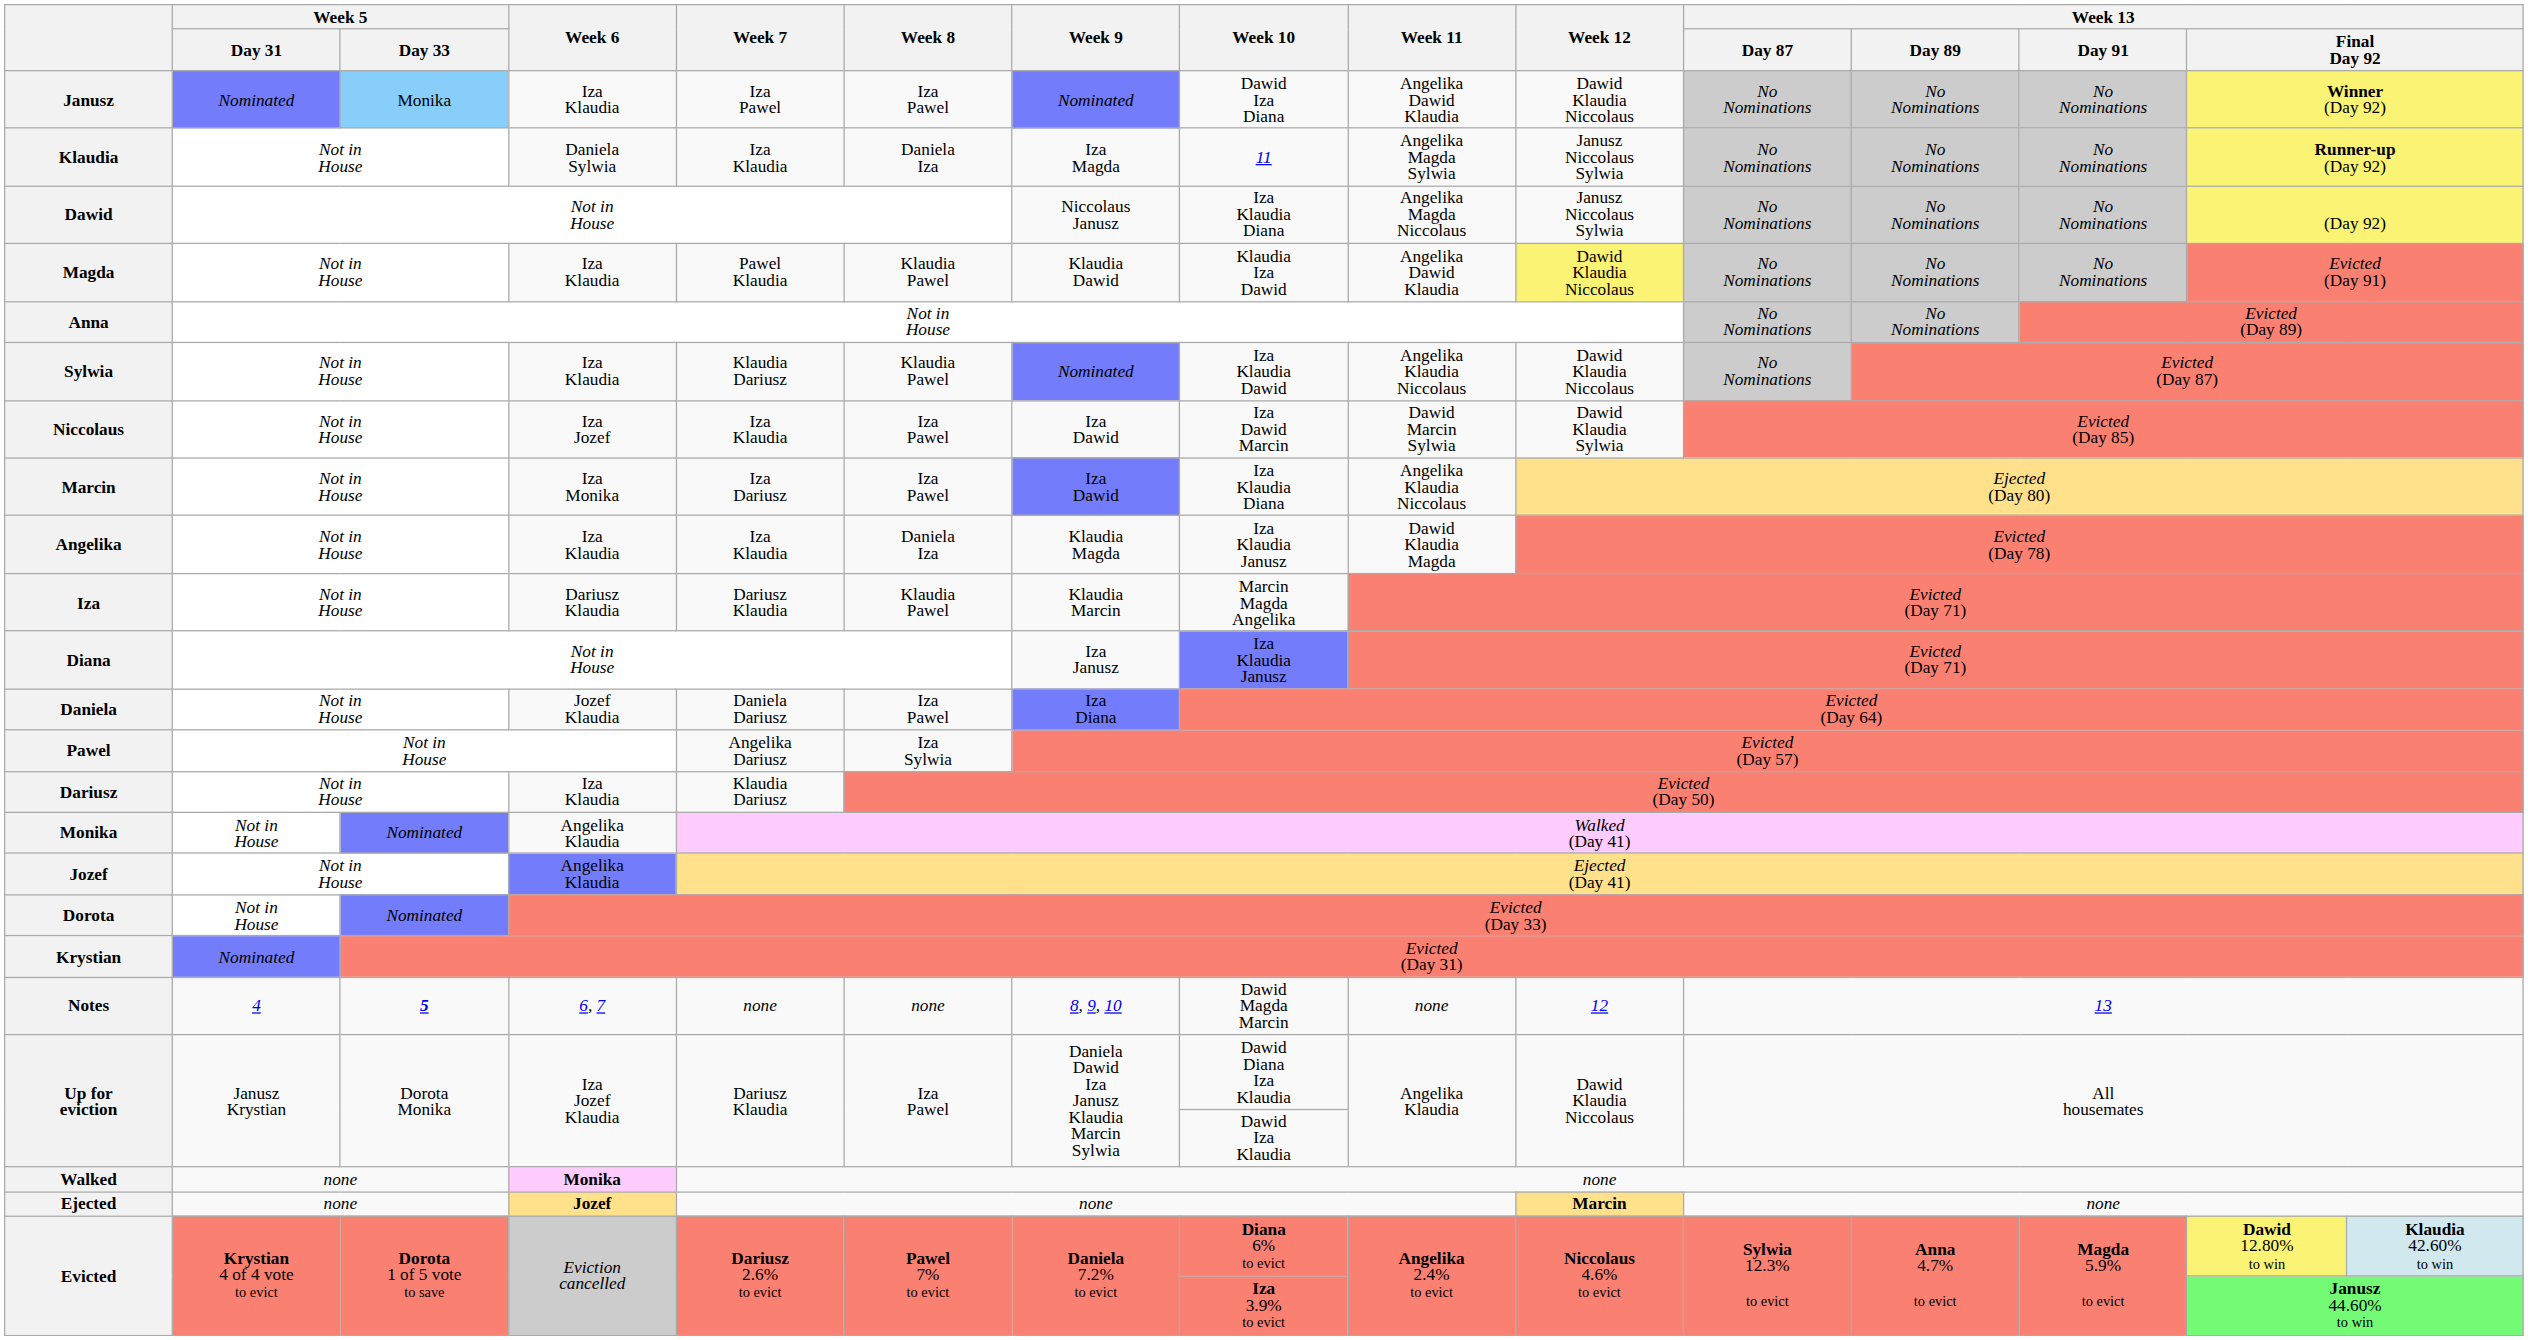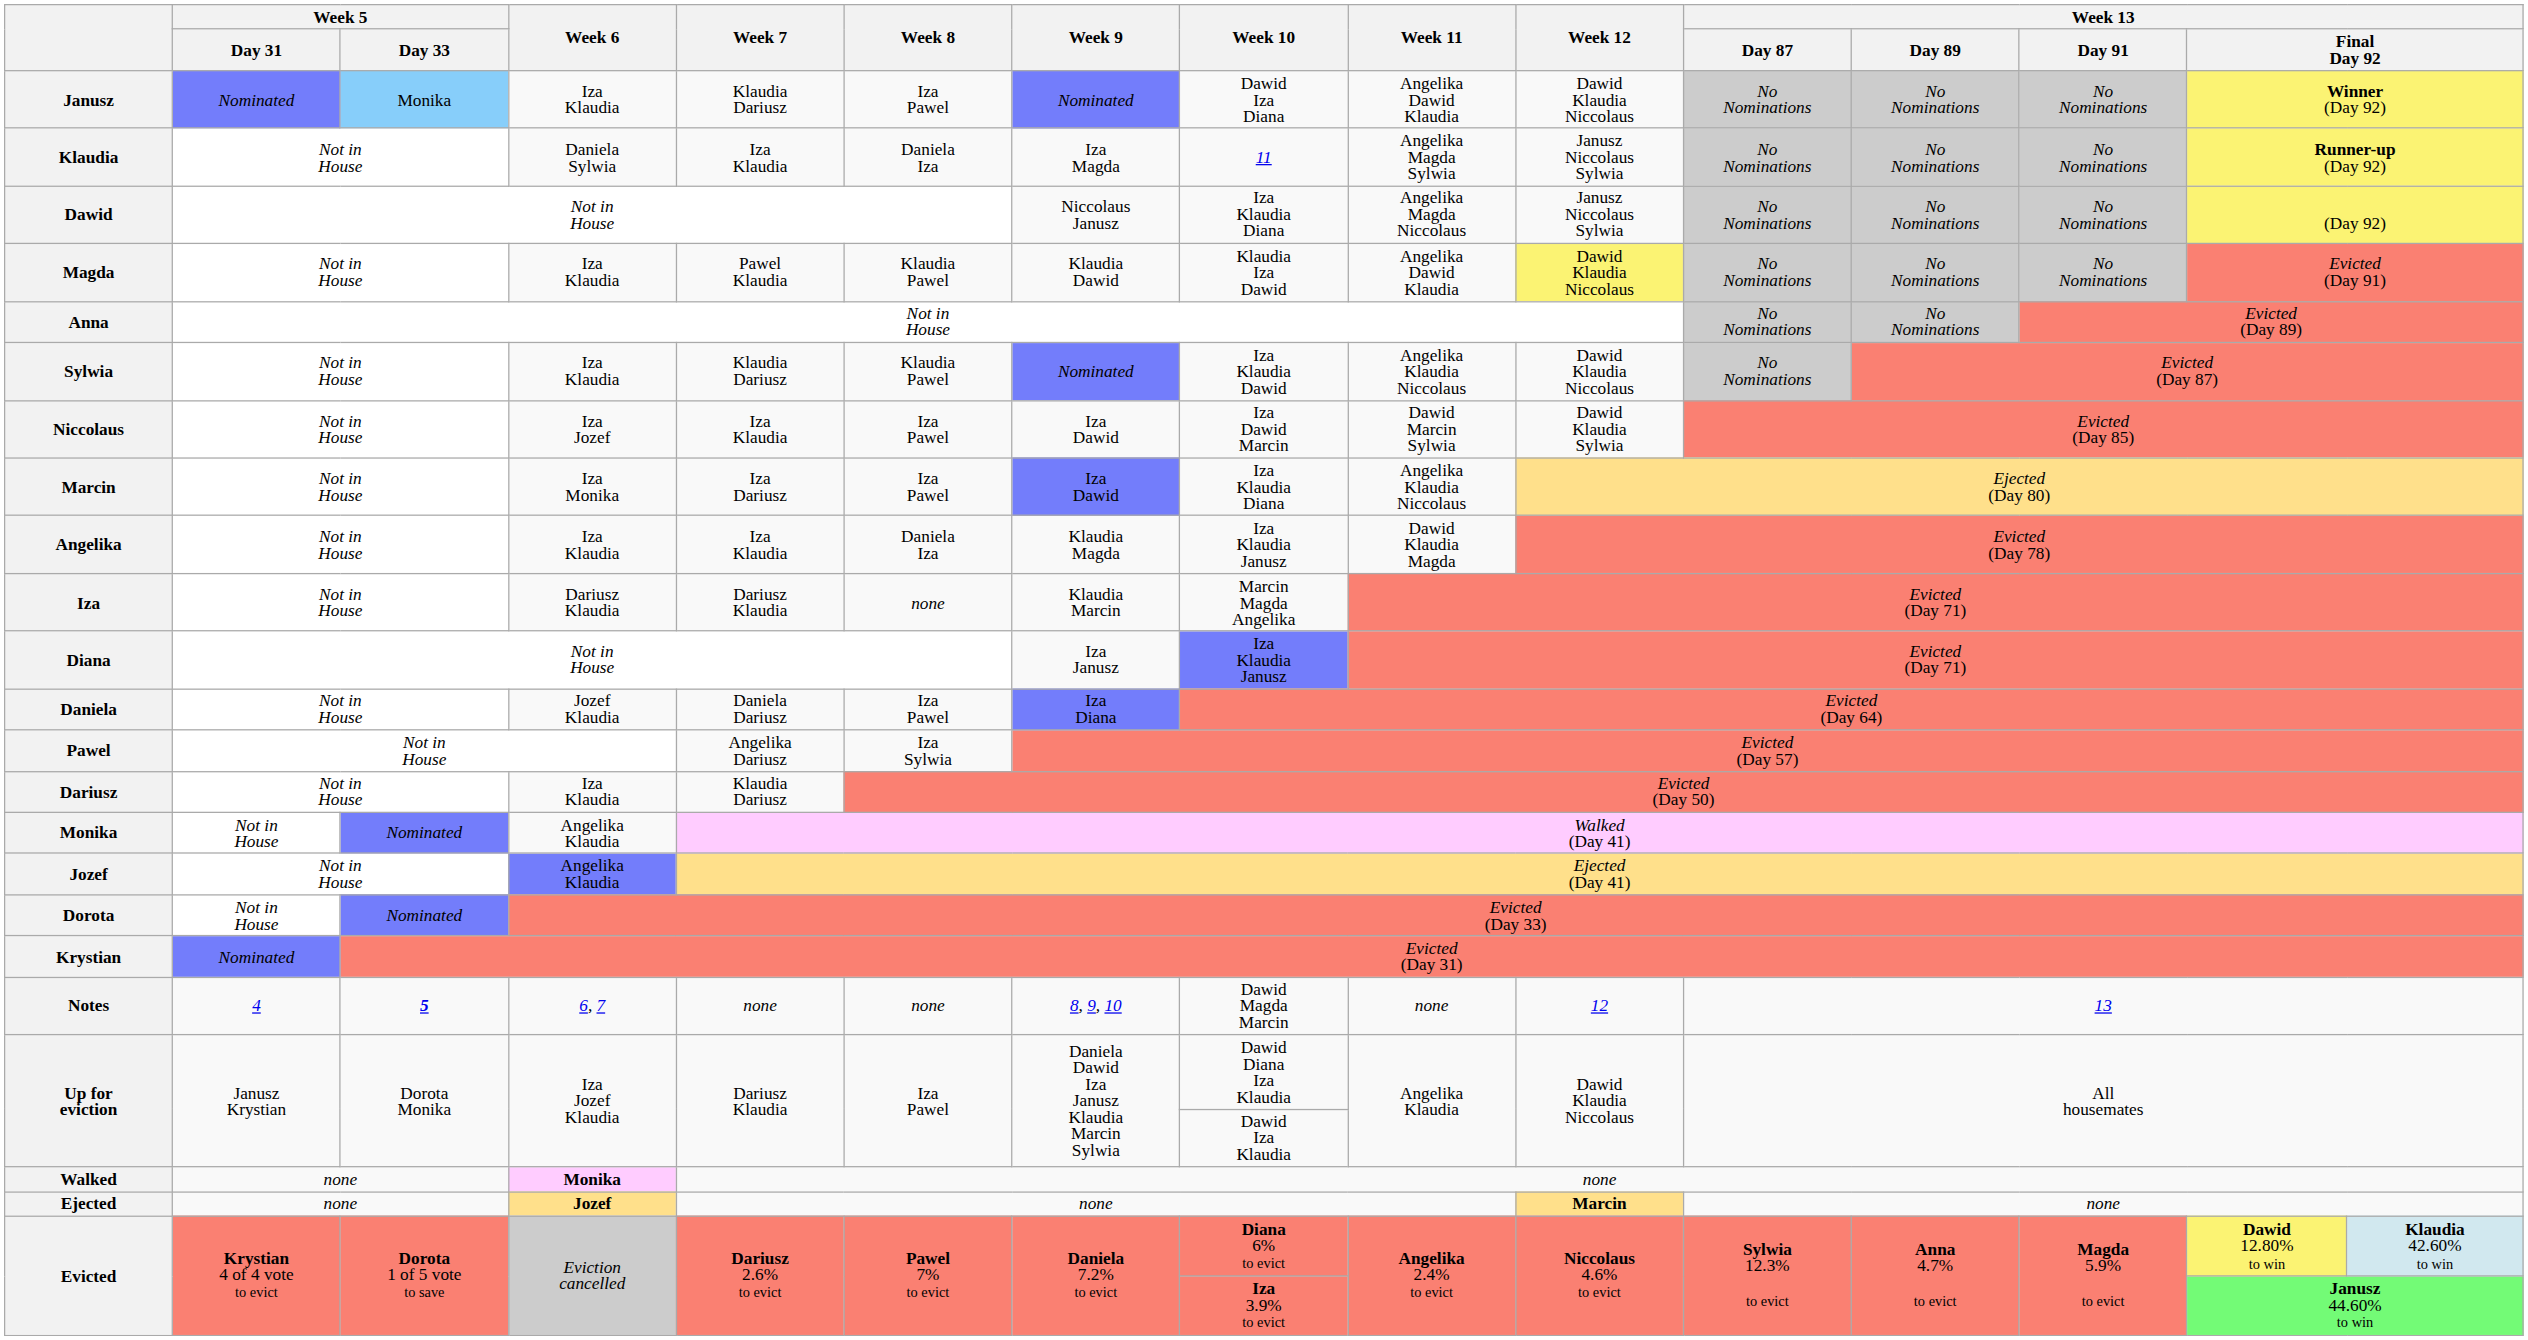(760, 99) Iza Pawel -> (760, 99) Klaudia Dariusz
(928, 602) Klaudia Pawel -> (928, 602) none
